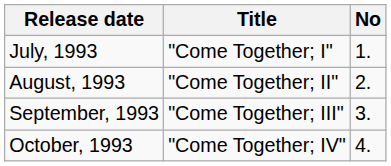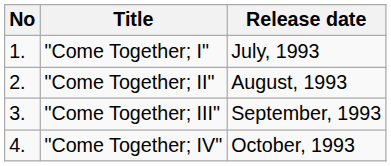columns swapped: (368, 20) <-> (84, 20)
